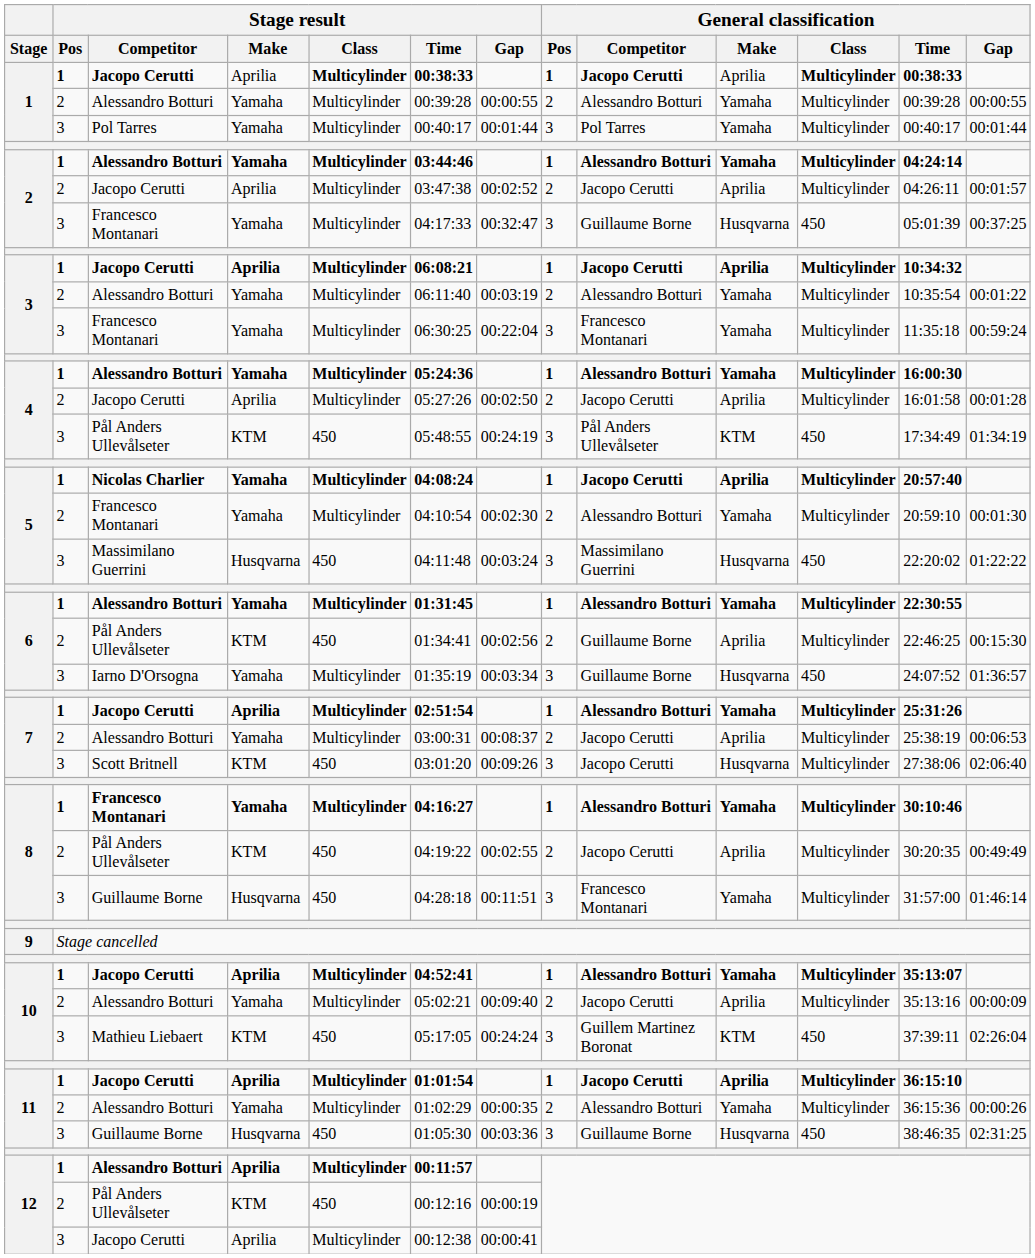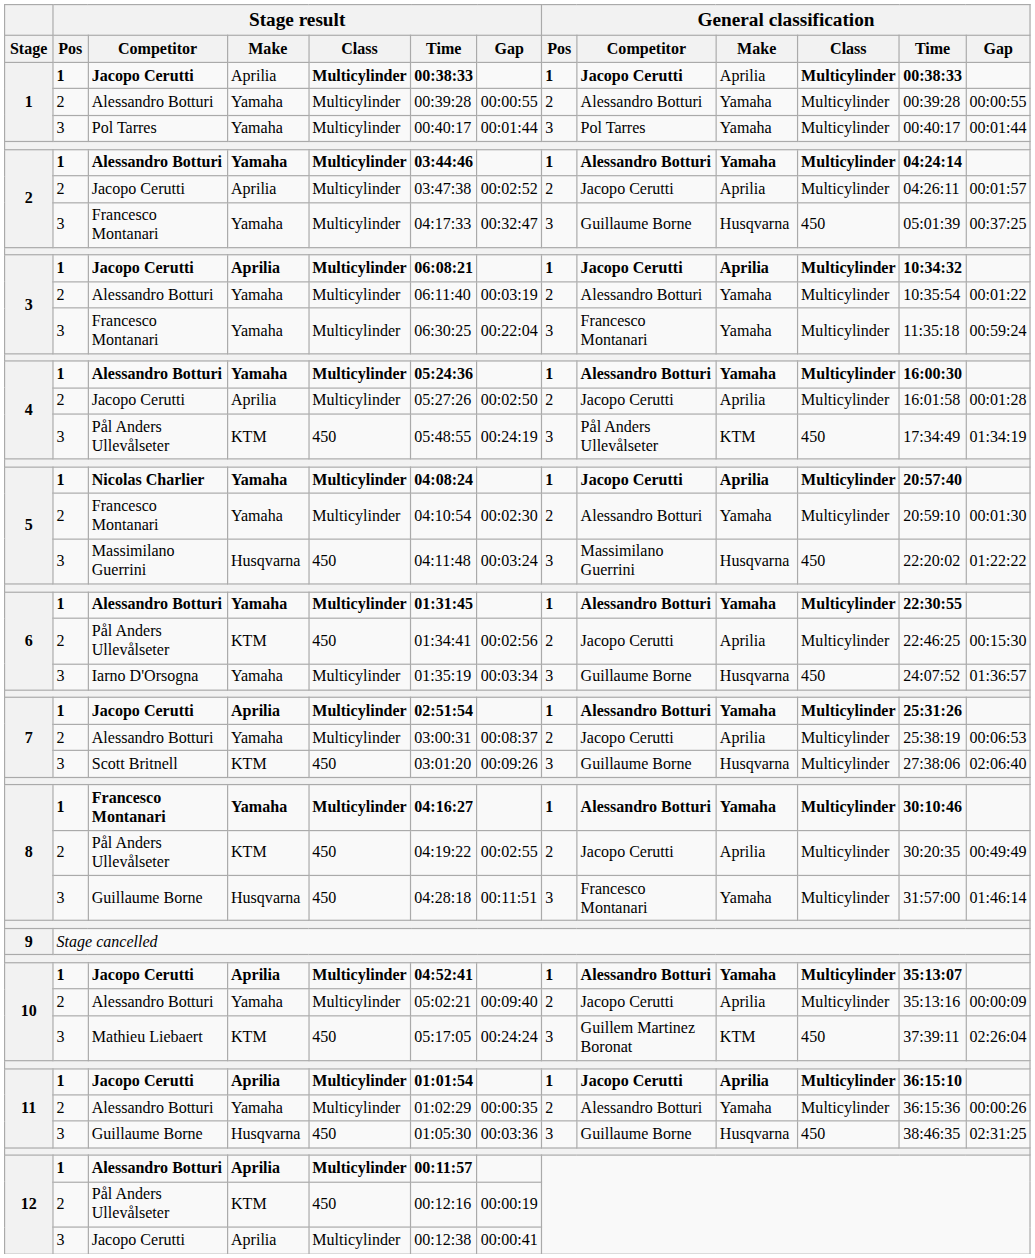(636, 640) Guillaume Borne -> (627, 640) Jacopo Cerutti
(627, 763) Jacopo Cerutti -> (636, 763) Guillaume Borne
